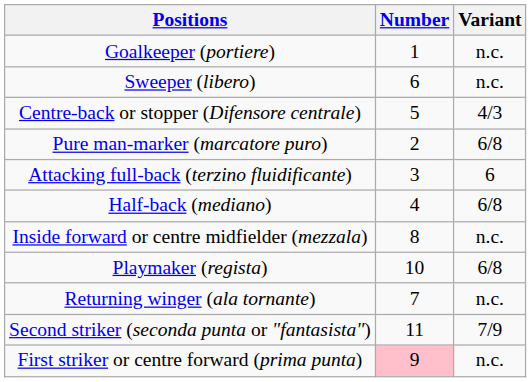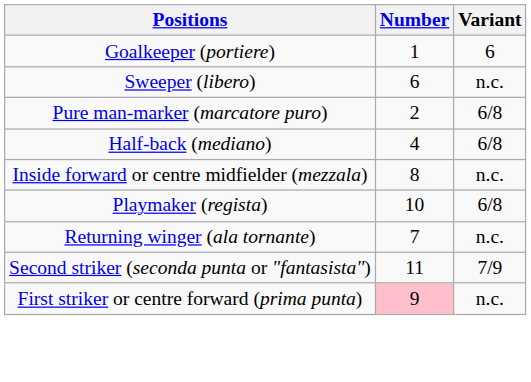(490, 50) n.c. -> (490, 50) 6
- row: (190, 112)
- row: (190, 174)
